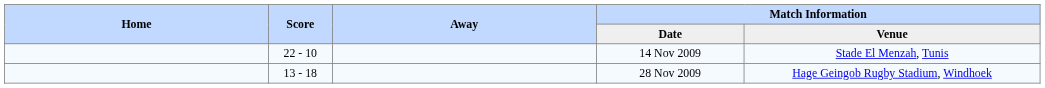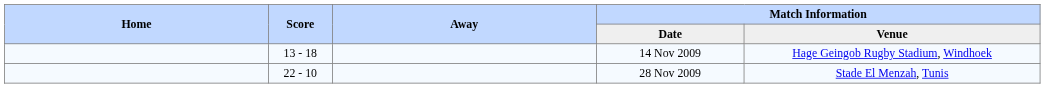(300, 53) 22 - 10 -> (300, 53) 13 - 18
(892, 53) Stade El Menzah, Tunis -> (892, 53) Hage Geingob Rugby Stadium, Windhoek
(300, 73) 13 - 18 -> (300, 73) 22 - 10
(892, 73) Hage Geingob Rugby Stadium, Windhoek -> (892, 73) Stade El Menzah, Tunis
